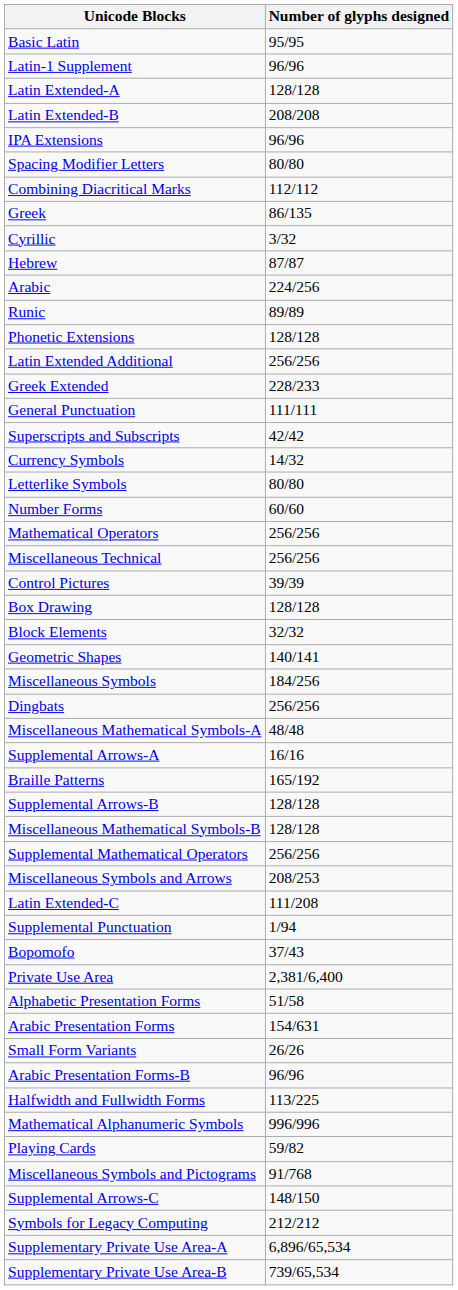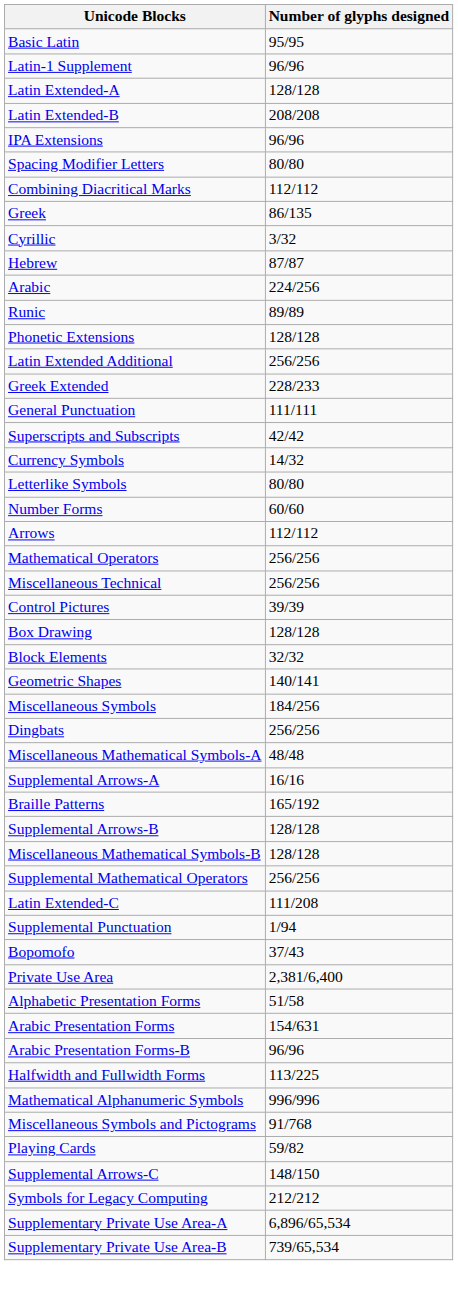+ row: (31, 533)
- row: (120, 878)
- row: (72, 1050)
rows swapped: (52, 1149) <-> (132, 1173)
